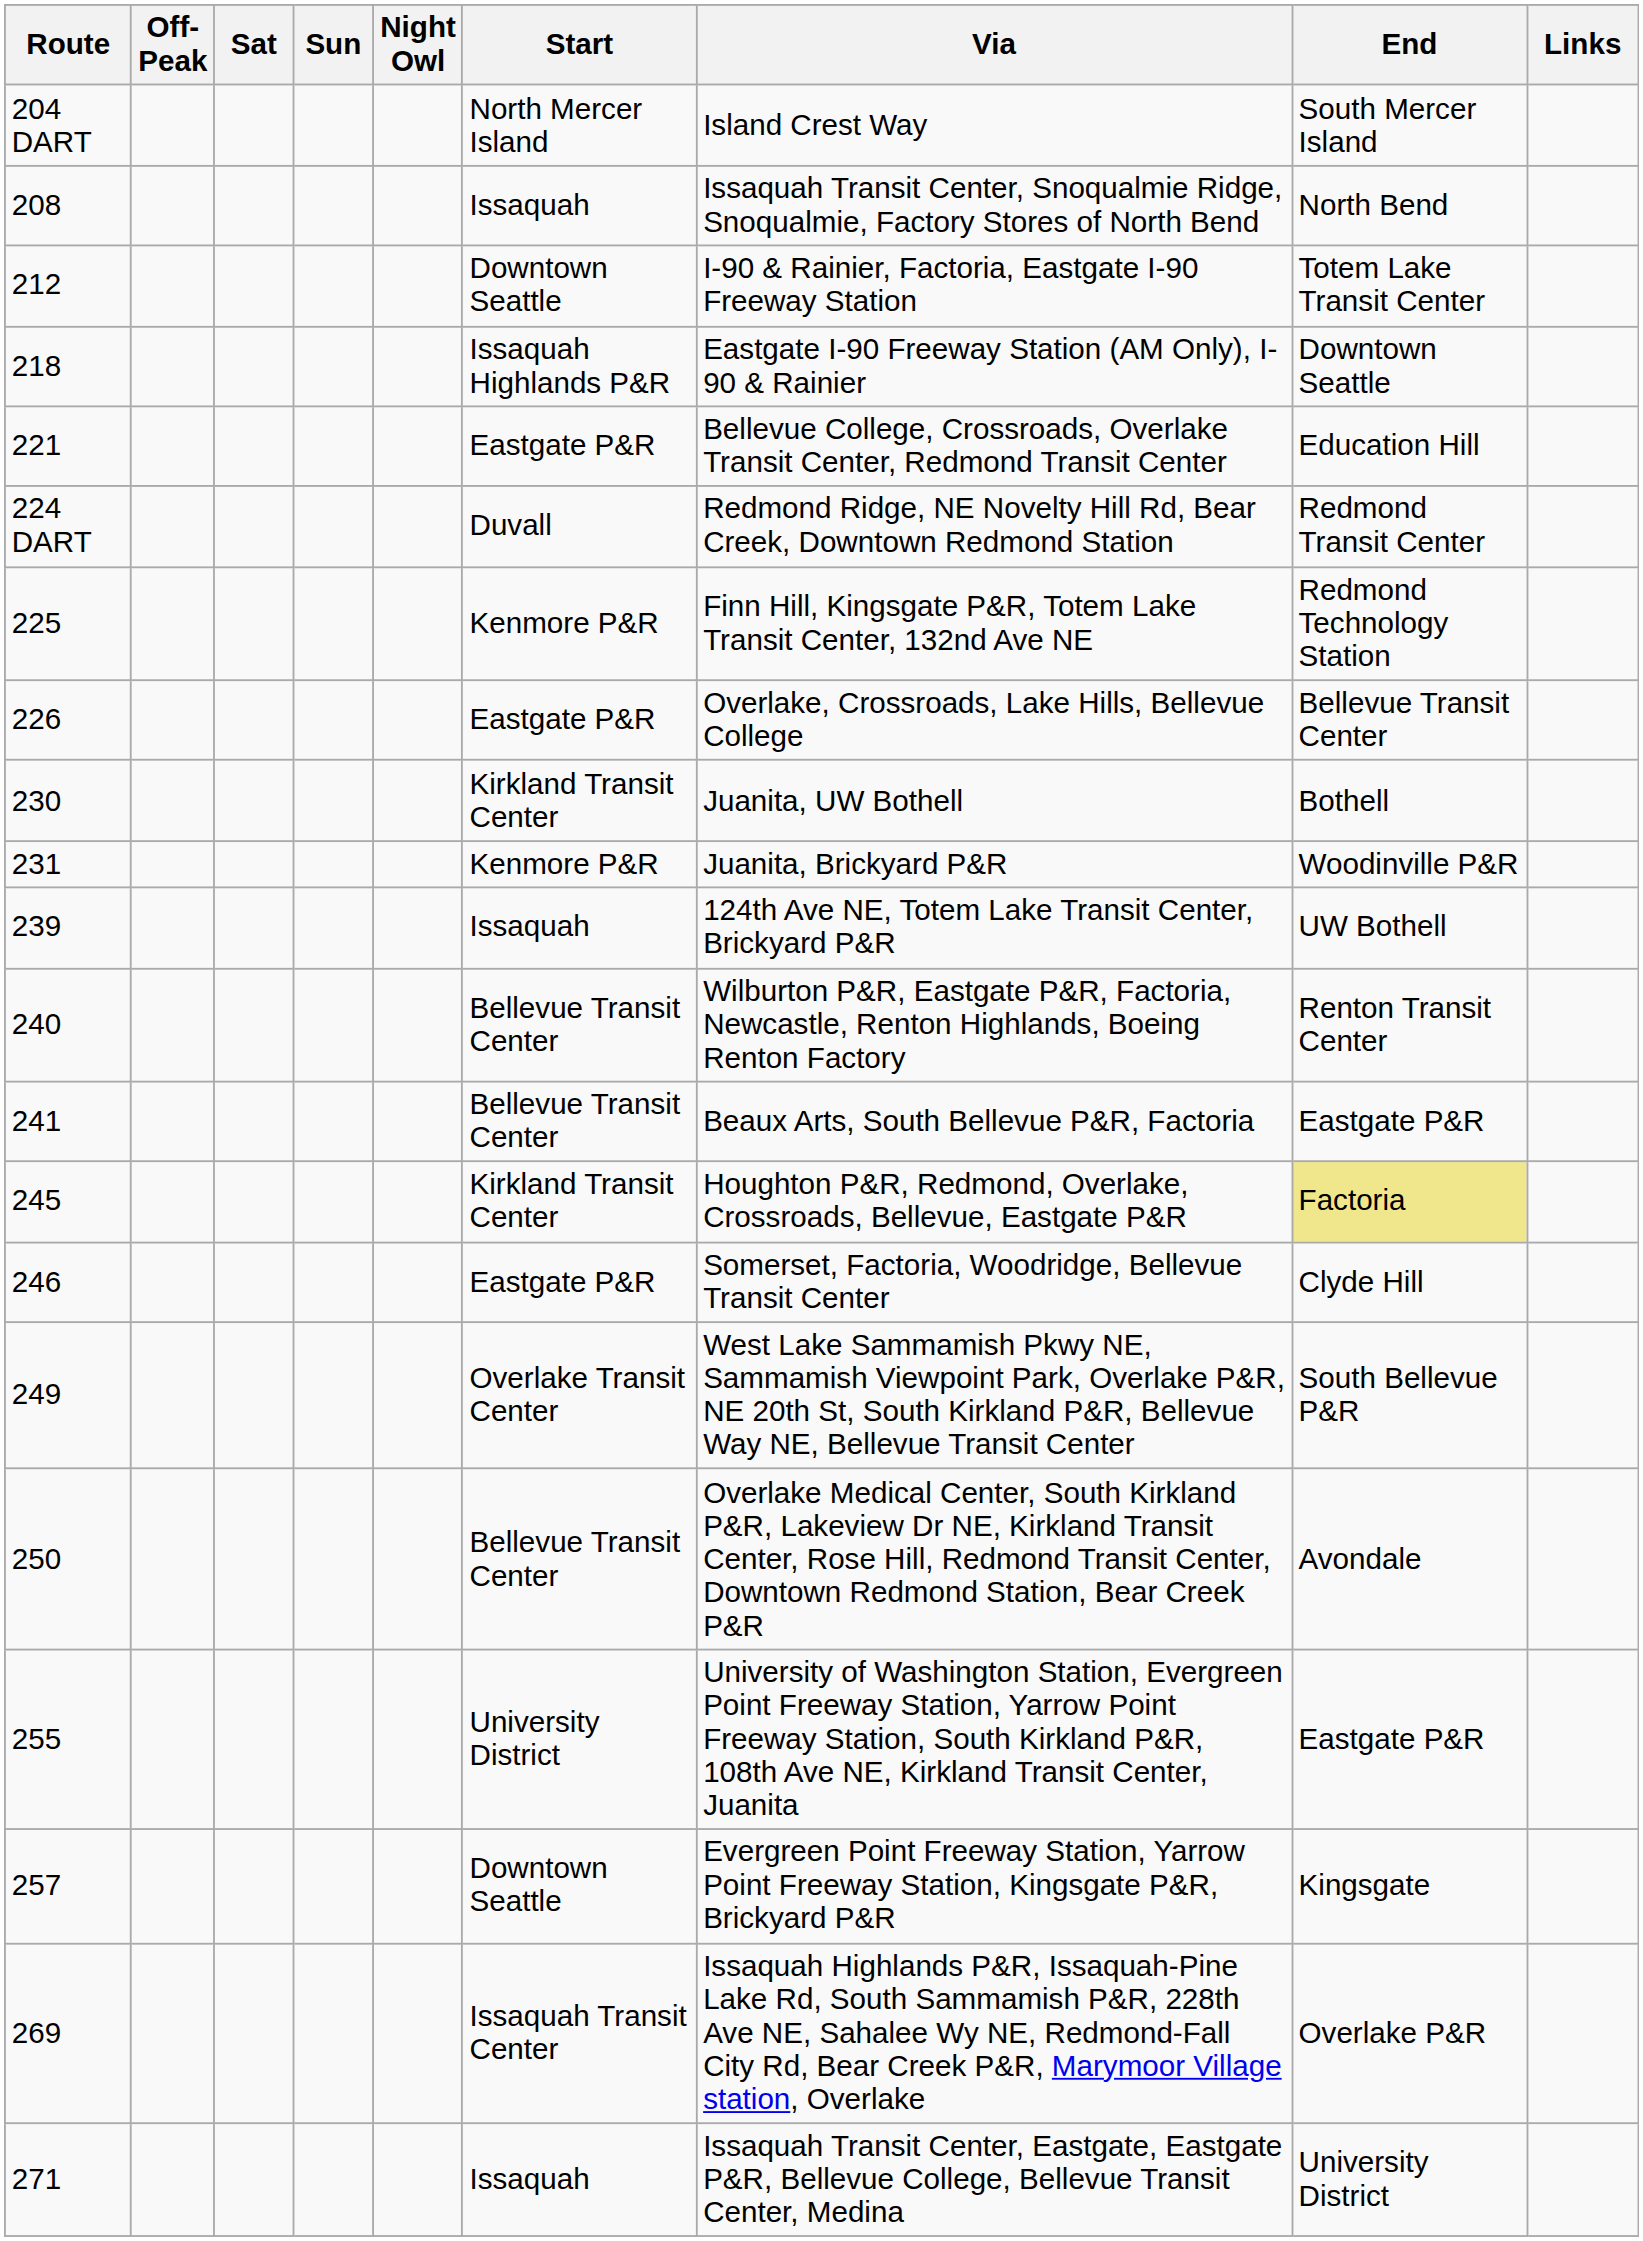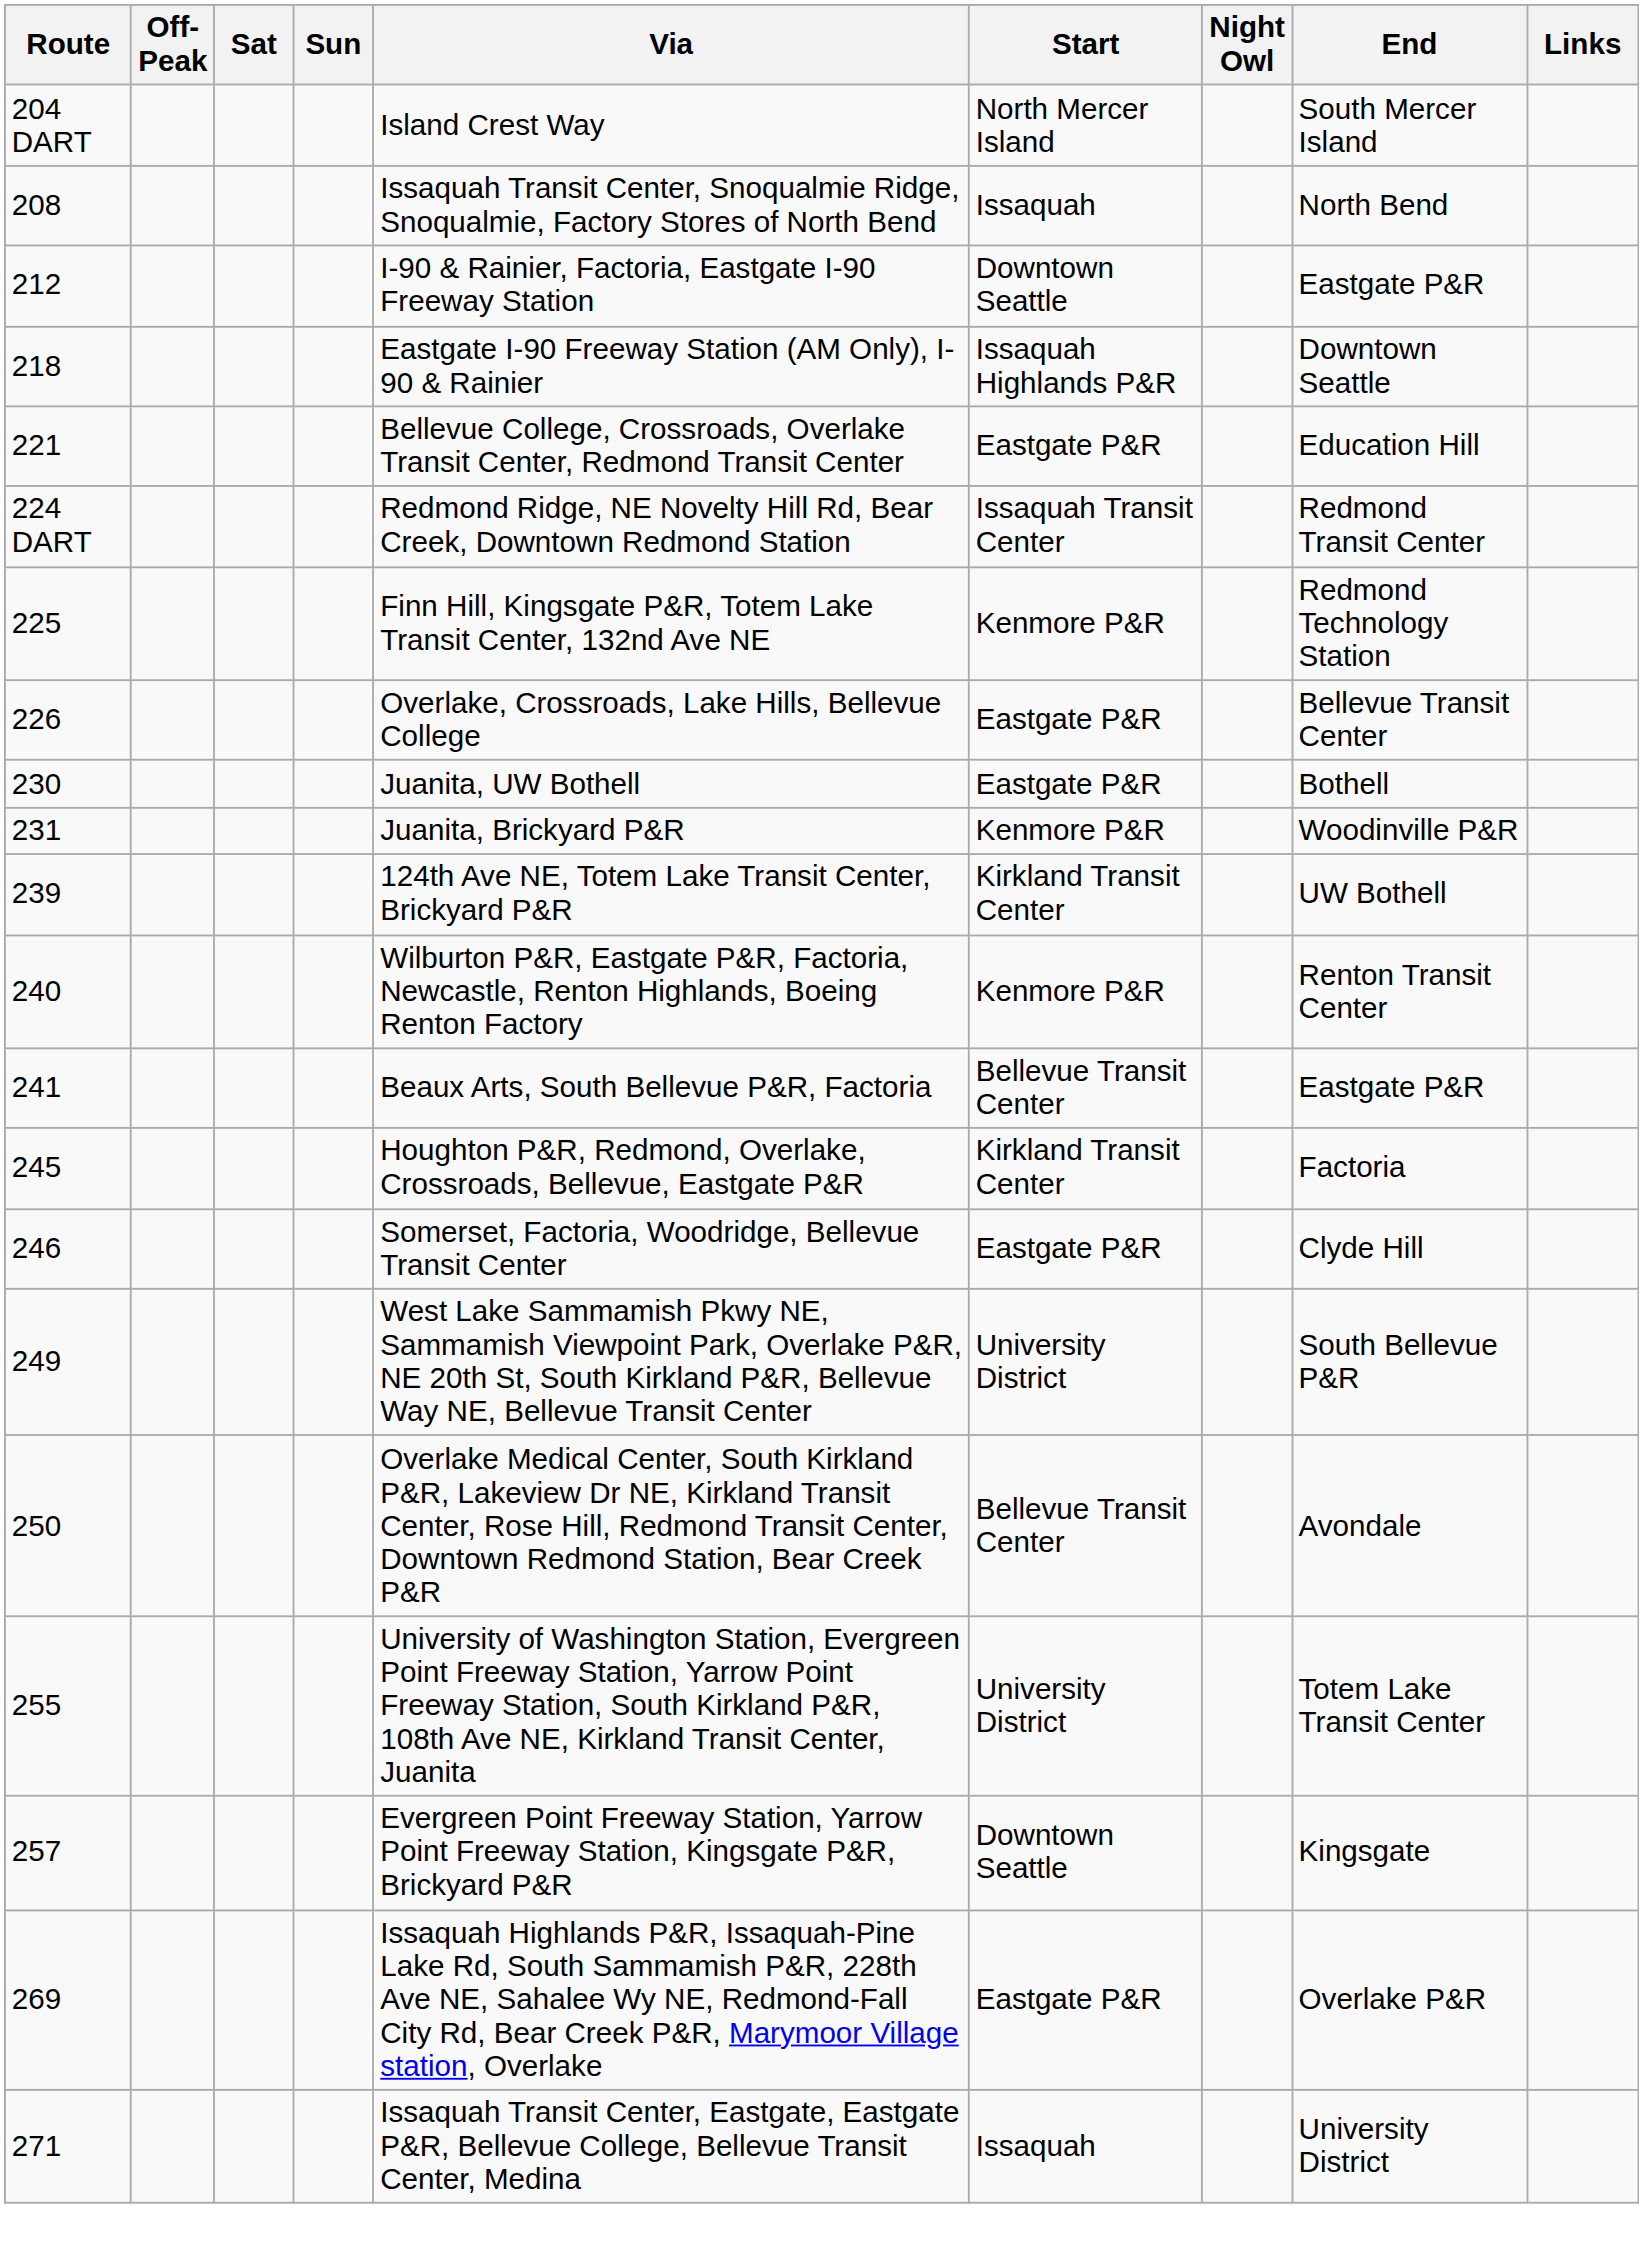columns swapped: (418, 44) <-> (994, 44)
(1392, 285) Totem Lake Transit Center -> (1392, 285) Eastgate P&R
(511, 526) Duvall -> (1084, 526) Issaquah Transit Center
(572, 800) Kirkland Transit Center -> (1069, 783) Eastgate P&R
(530, 927) Issaquah -> (1078, 894) Kirkland Transit Center
(575, 1024) Bellevue Transit Center -> (1070, 990) Kenmore P&R
(1352, 1201) khaki background -> (1352, 1168) no background
(577, 1395) Overlake Transit Center -> (1041, 1361) University District
(1392, 1738) Eastgate P&R -> (1392, 1705) Totem Lake Transit Center
(578, 2032) Issaquah Transit Center -> (1069, 1999) Eastgate P&R
